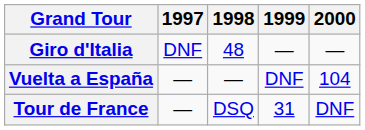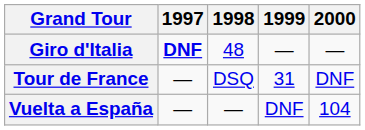(183, 49) normal -> (183, 49) bold
rows swapped: (81, 109) <-> (81, 79)
